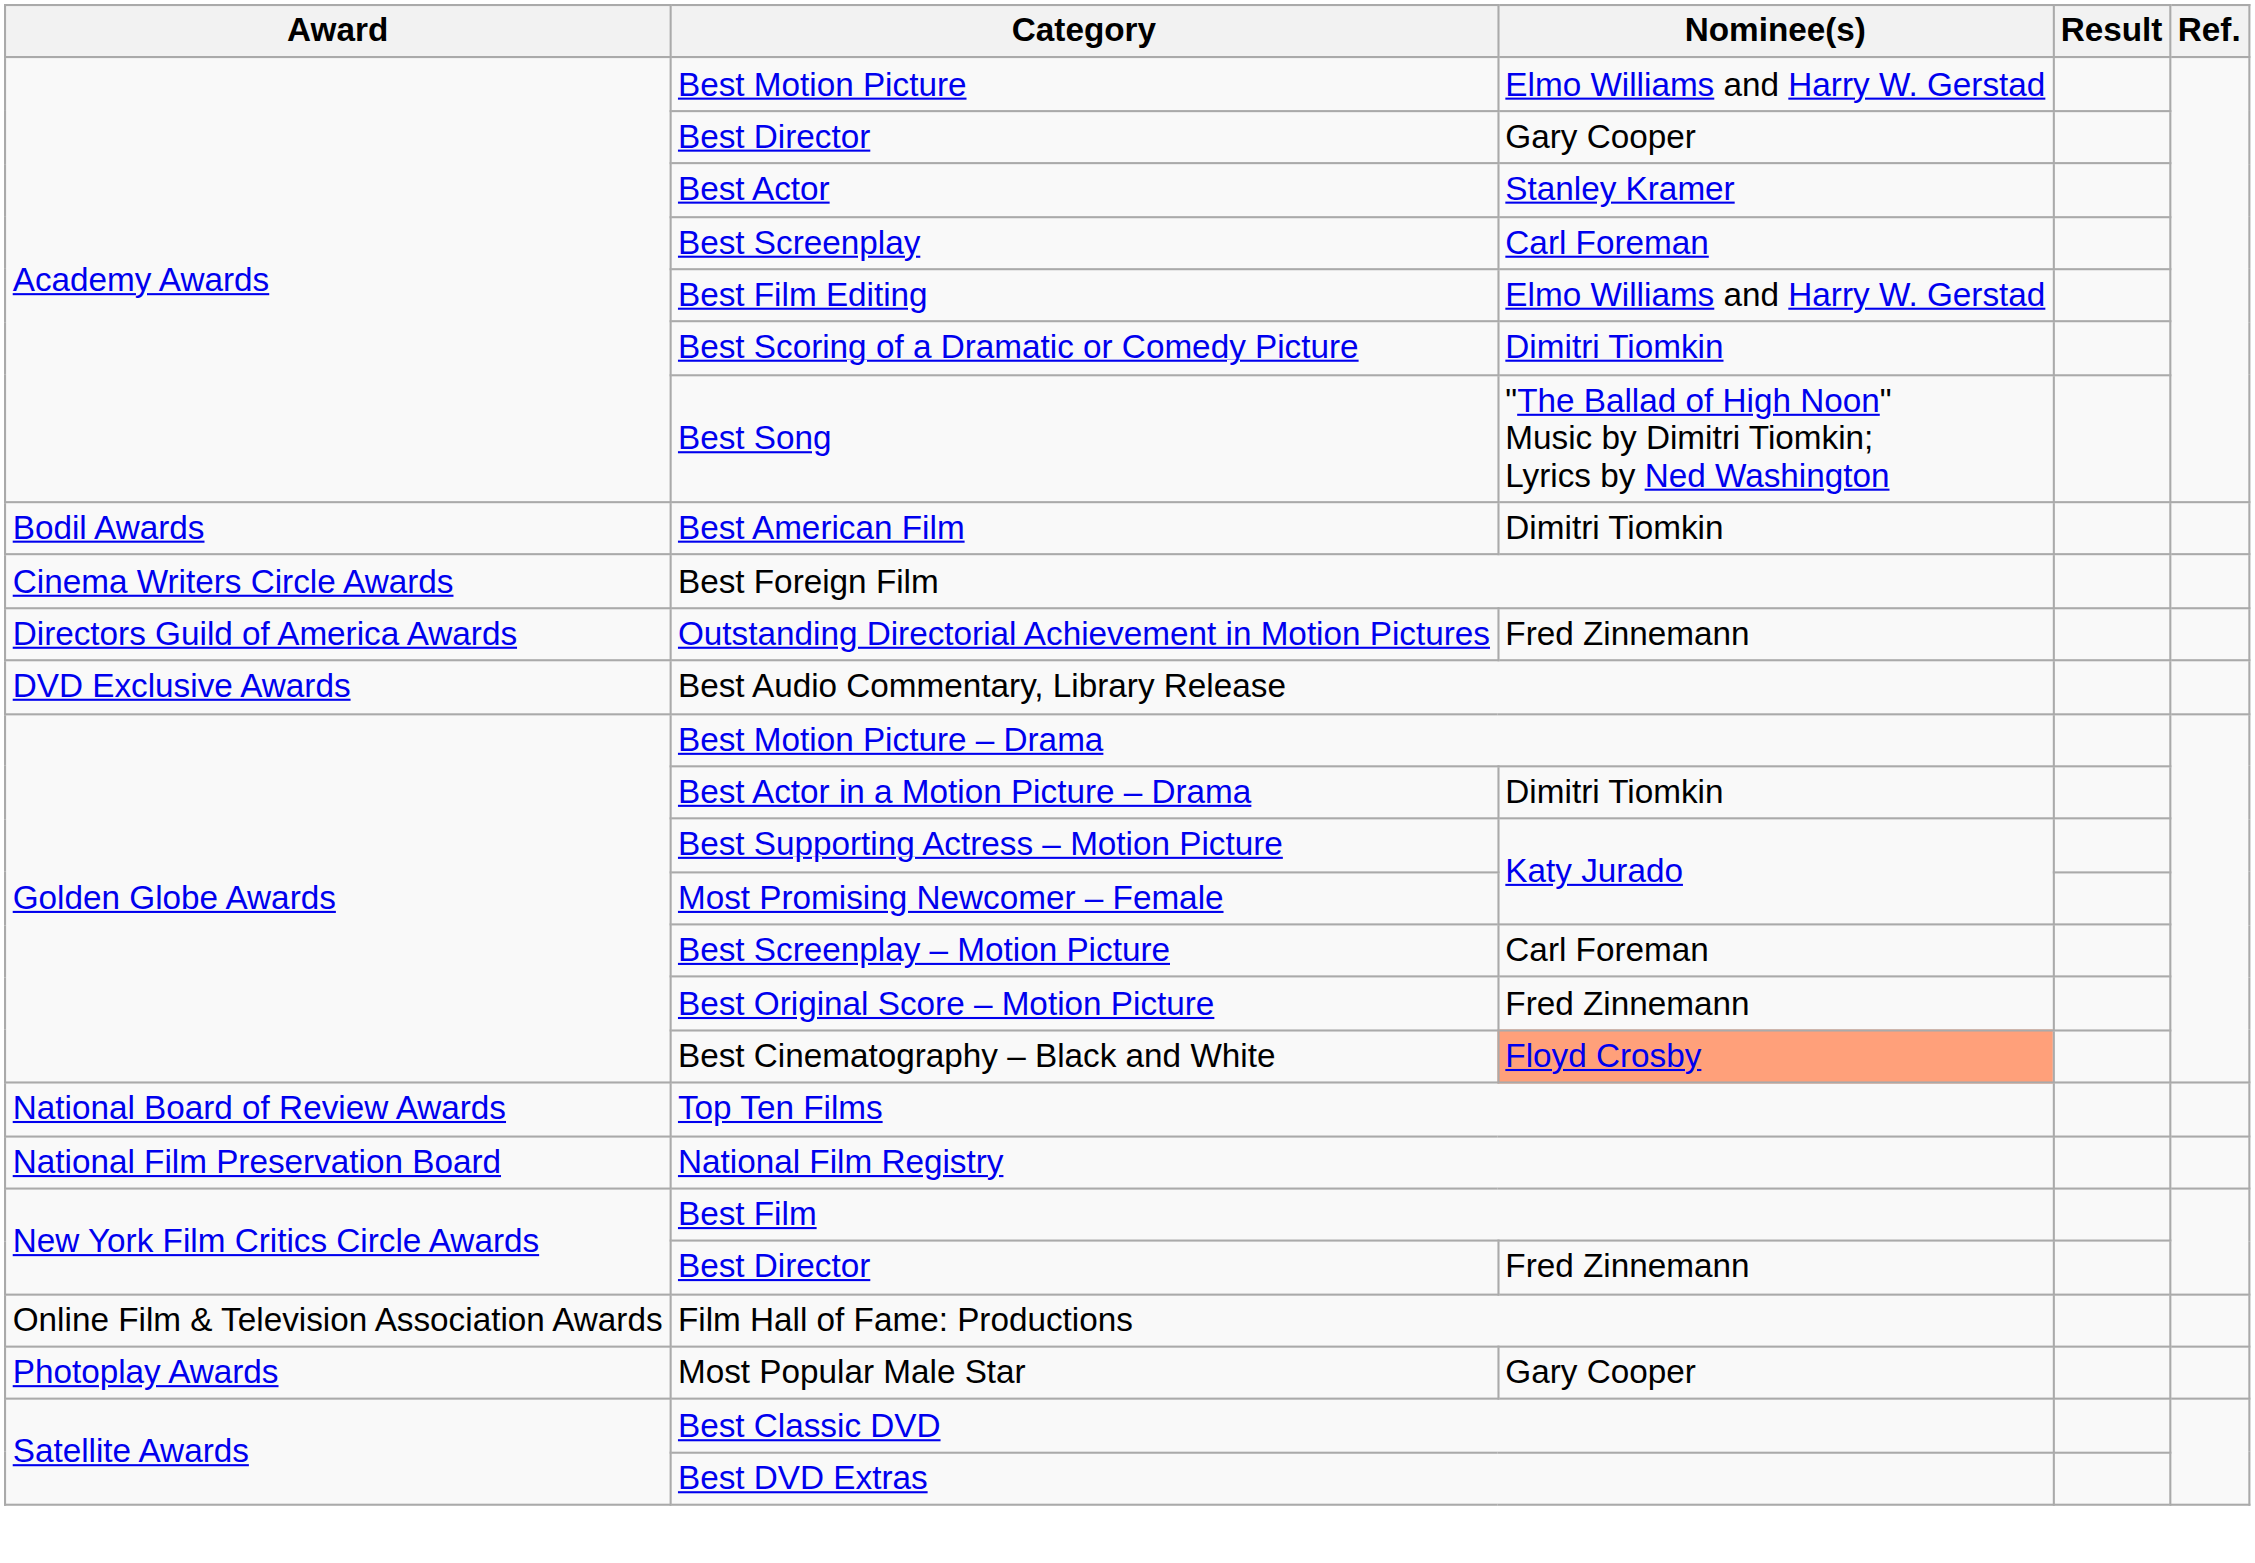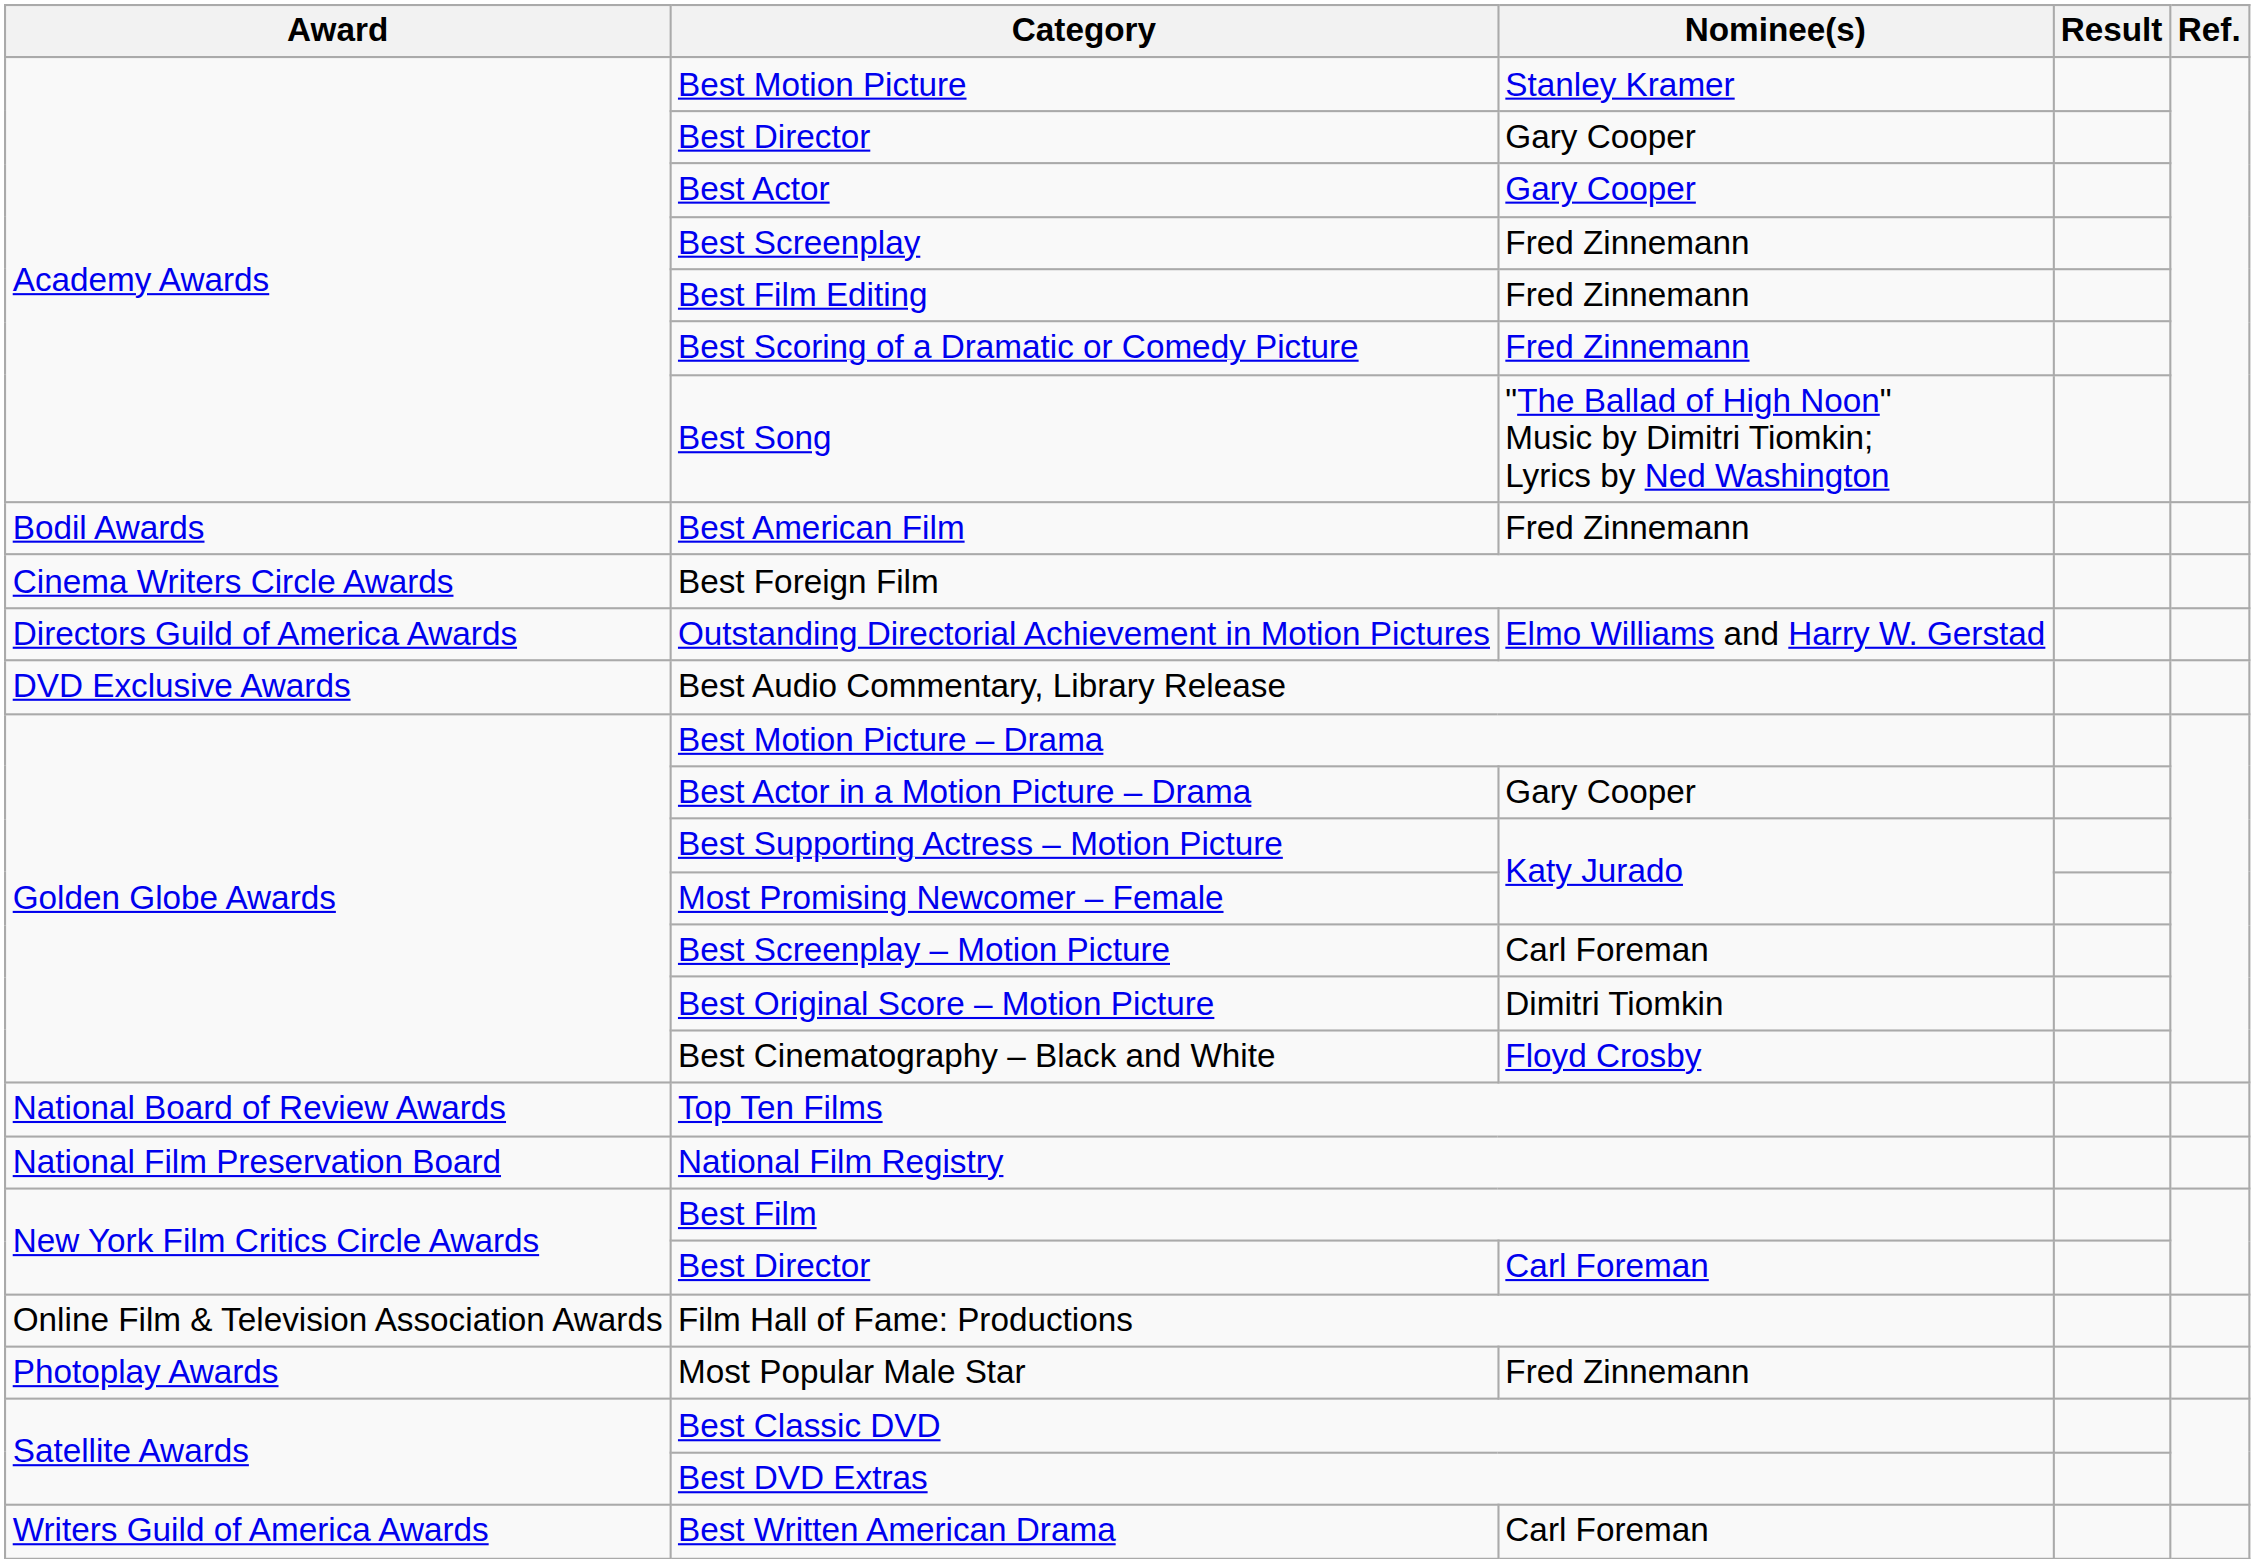(1775, 83) Elmo Williams and Harry W. Gerstad -> (1620, 83) Stanley Kramer
(1620, 189) Stanley Kramer -> (1601, 189) Gary Cooper
(1607, 242) Carl Foreman -> (1627, 242) Fred Zinnemann
(1775, 294) Elmo Williams and Harry W. Gerstad -> (1627, 294) Fred Zinnemann
(1614, 347) Dimitri Tiomkin -> (1627, 347) Fred Zinnemann
(1614, 528) Dimitri Tiomkin -> (1627, 528) Fred Zinnemann
(1627, 633) Fred Zinnemann -> (1775, 633) Elmo Williams and Harry W. Gerstad
(1614, 791) Dimitri Tiomkin -> (1601, 791) Gary Cooper
(1627, 1003) Fred Zinnemann -> (1614, 1003) Dimitri Tiomkin
(1603, 1055) lightsalmon background -> (1603, 1055) no background
(1627, 1266) Fred Zinnemann -> (1607, 1266) Carl Foreman
(1601, 1372) Gary Cooper -> (1627, 1372) Fred Zinnemann
+ row: (251, 1530)
